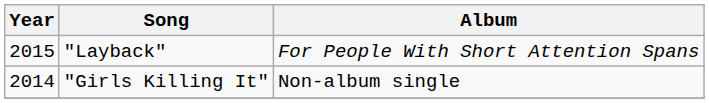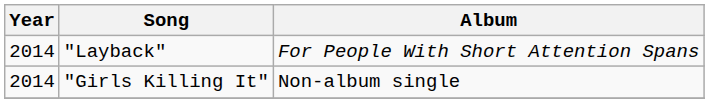(32, 51) 2015 -> (32, 51) 2014
